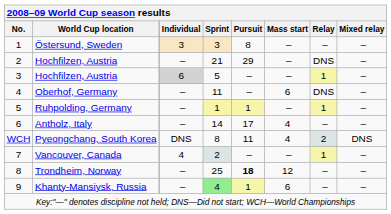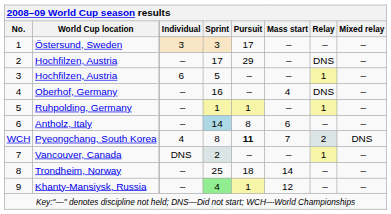(248, 45) 8 -> (248, 45) 17
(217, 60) 21 -> (217, 60) 17
(181, 76) lightgrey background -> (181, 76) no background
(217, 92) 11 -> (217, 92) 16
(287, 92) 6 -> (287, 92) 4
(217, 123) no background -> (217, 123) lightblue background
(248, 123) 17 -> (248, 123) 8
(287, 123) 4 -> (287, 123) 6
(181, 139) DNS -> (181, 139) 4
(248, 139) normal -> (248, 139) bold
(287, 139) 4 -> (287, 139) 7
(181, 154) 4 -> (181, 154) DNS
(248, 170) bold -> (248, 170) normal
(287, 170) 12 -> (287, 170) 14
(287, 186) 6 -> (287, 186) 12
